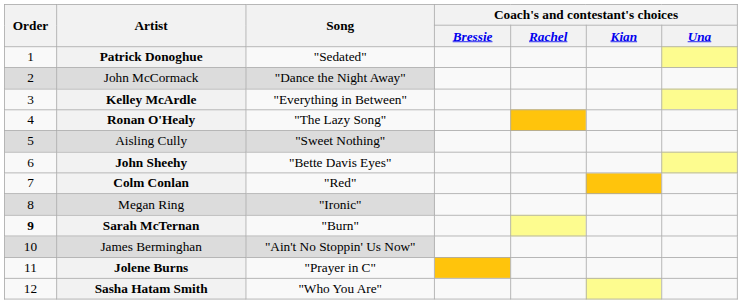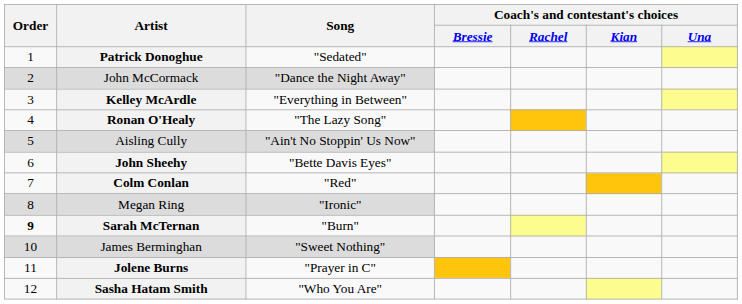(340, 141) "Sweet Nothing" -> (340, 141) "Ain't No Stoppin' Us Now"
(340, 246) "Ain't No Stoppin' Us Now" -> (340, 246) "Sweet Nothing"
